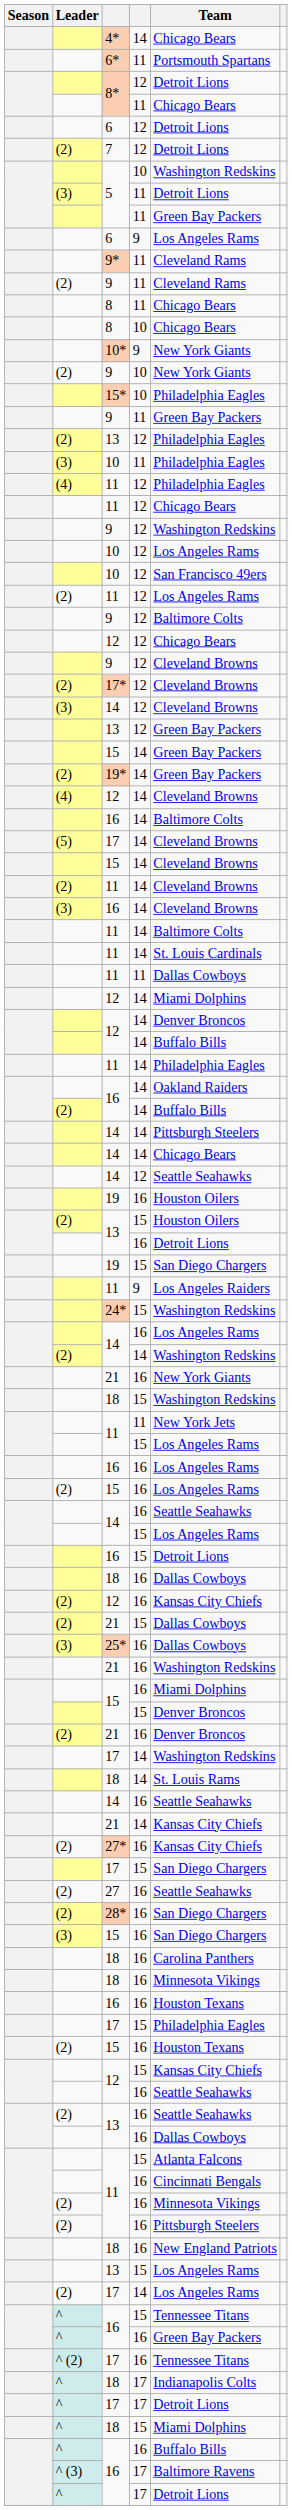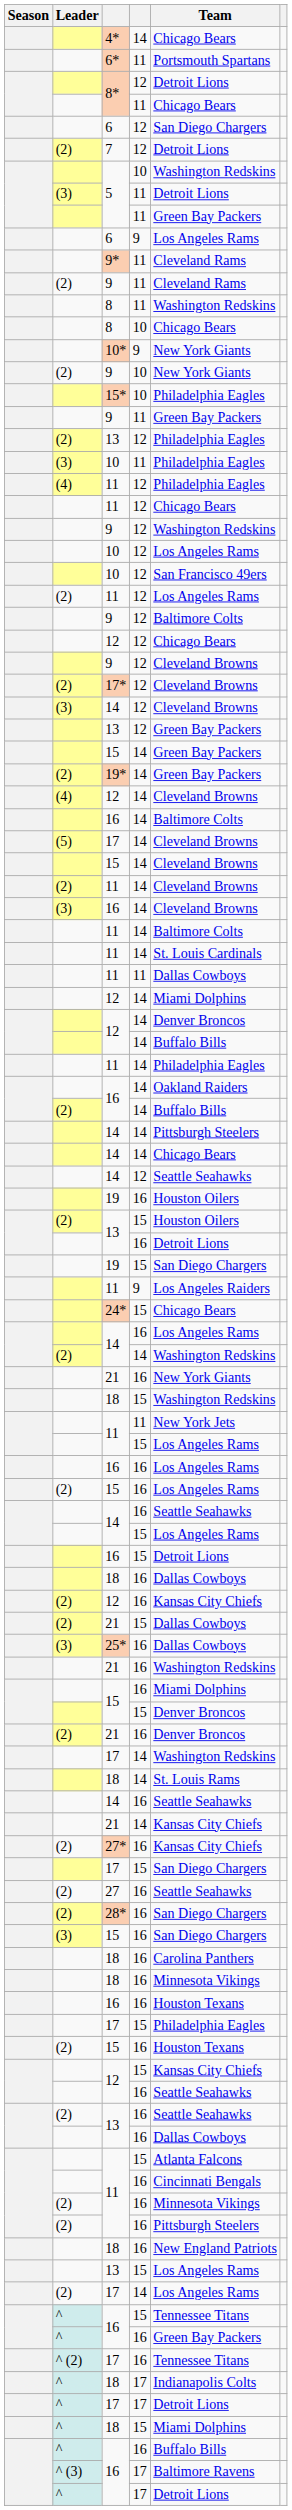(191, 127) Detroit Lions -> (210, 127) San Diego Chargers
(195, 305) Chicago Bears -> (214, 305) Washington Redskins
(214, 1310) Washington Redskins -> (195, 1310) Chicago Bears
